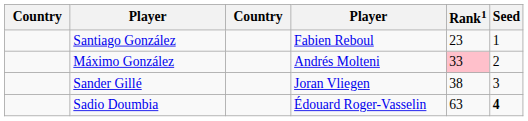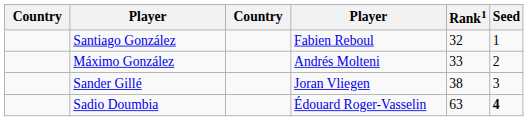(456, 40) 23 -> (456, 40) 32
(456, 62) pink background -> (456, 62) no background
